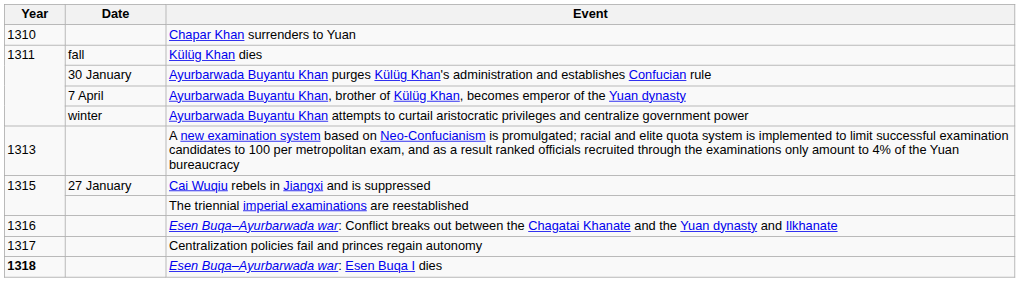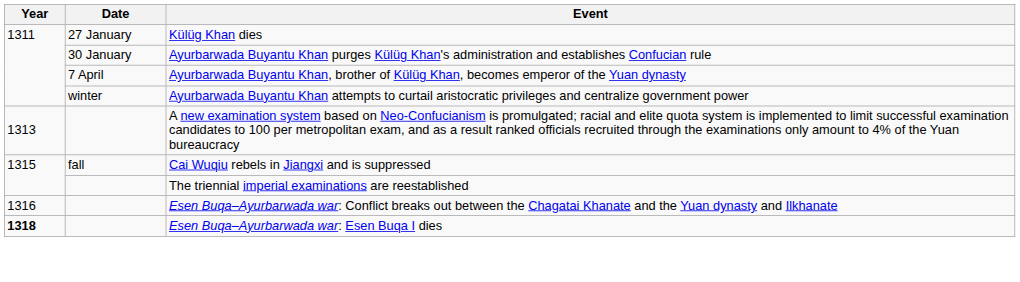- row: (262, 34)
(76, 55) fall -> (100, 34) 27 January
(100, 185) 27 January -> (76, 165) fall
- row: (326, 246)
